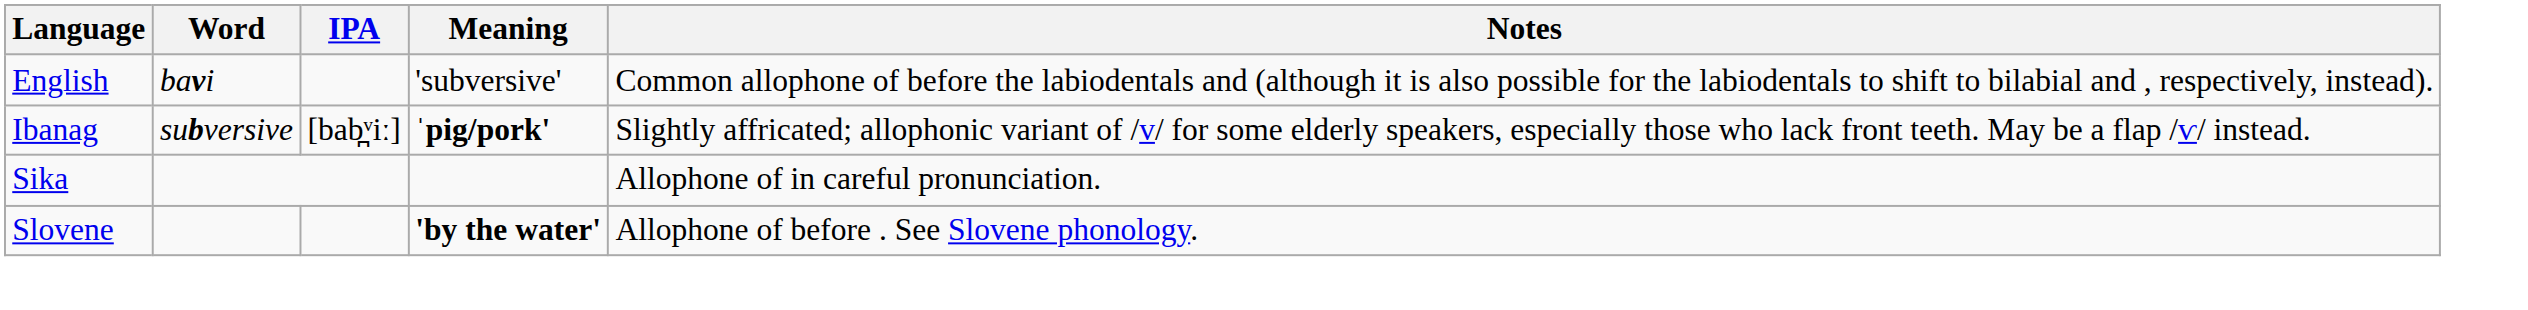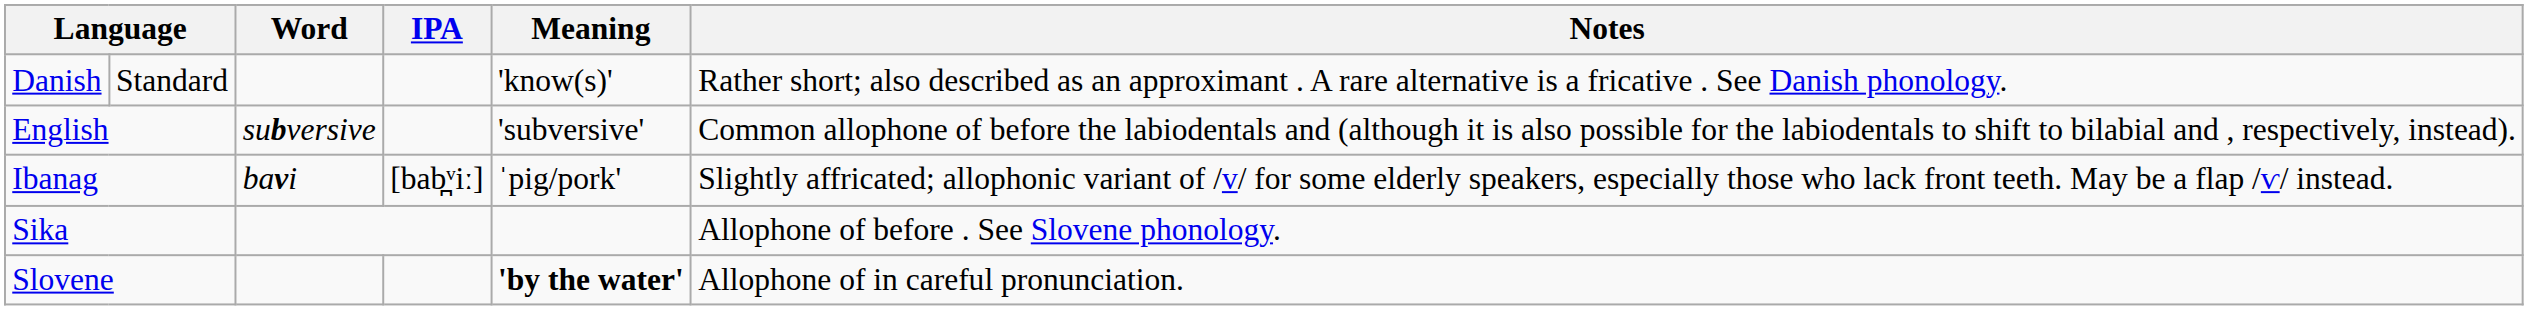+ row: (57, 79)
(187, 79) bavi -> (309, 129) subversive
(226, 129) subversive -> (270, 179) bavi
(483, 129) bold -> (560, 179) normal
(858, 179) Allophone of in careful pronunciation. -> (990, 229) Allophone of before . See Slovene phonology.
(907, 229) Allophone of before . See Slovene phonology. -> (941, 279) Allophone of in careful pronunciation.
